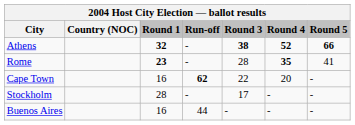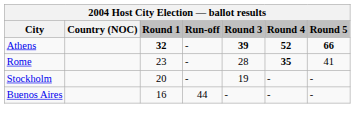(243, 45) 38 -> (243, 45) 39
(161, 62) bold -> (161, 62) normal
- row: (30, 78)
(161, 95) 28 -> (161, 78) 20
(243, 95) 17 -> (243, 78) 19
